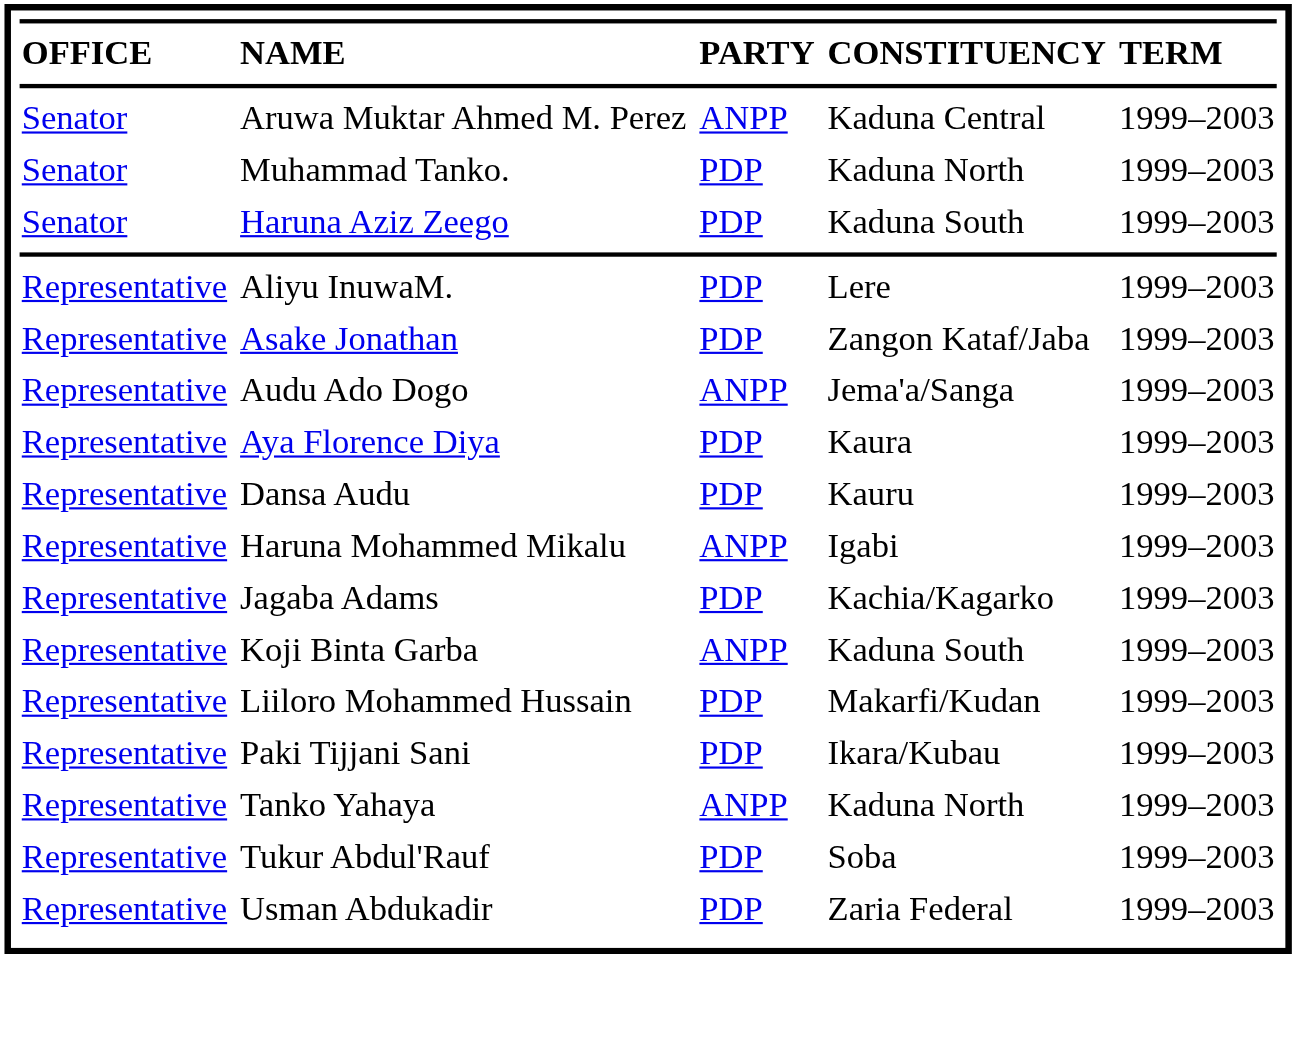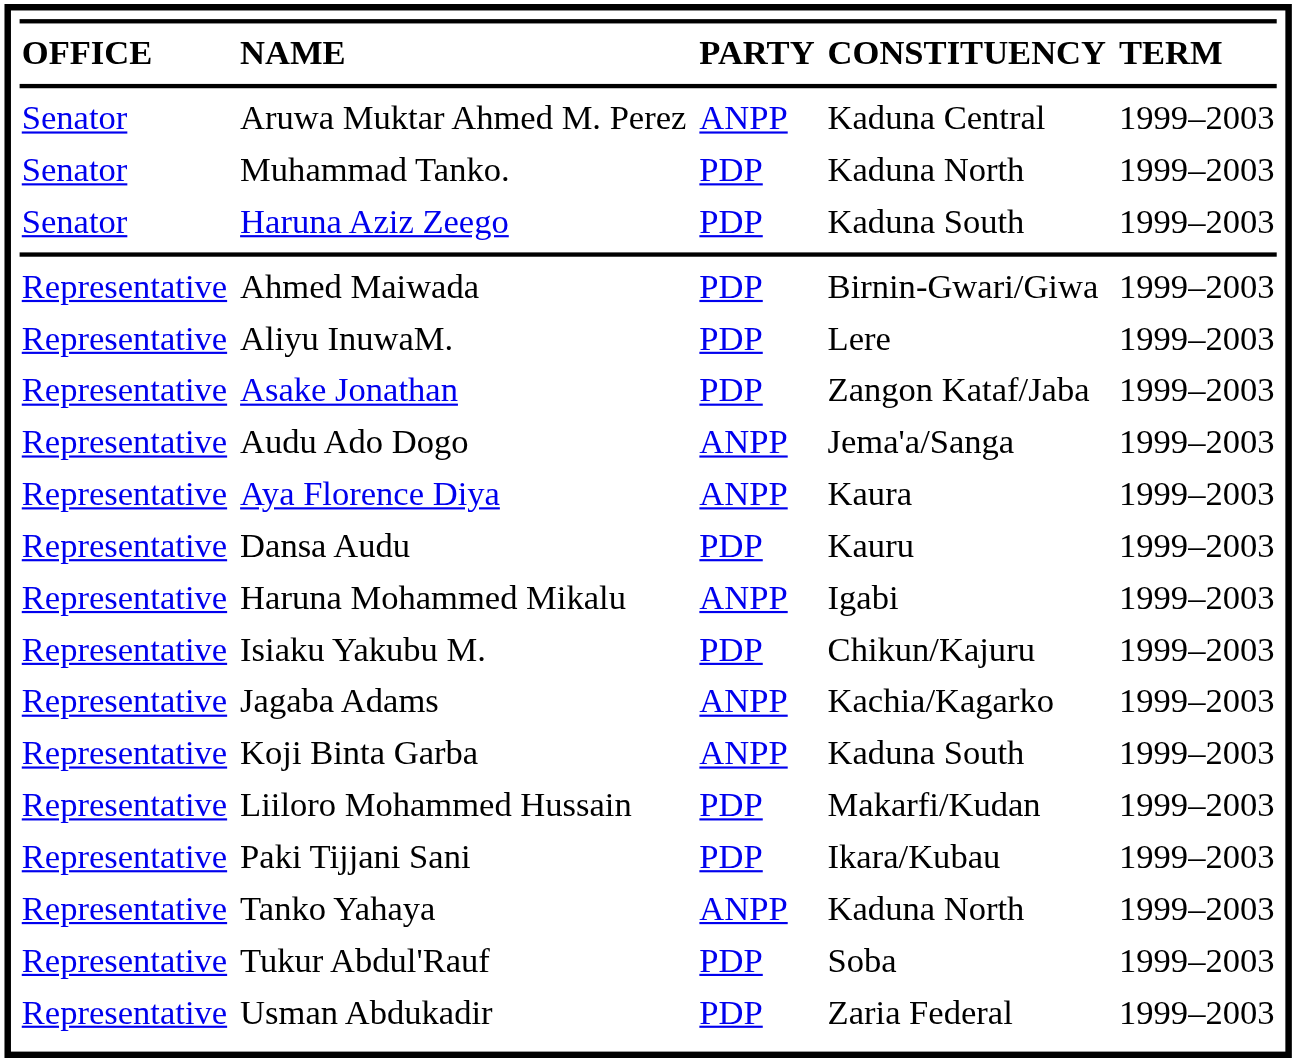+ row: (360, 286)
(731, 441) PDP -> (744, 493) ANPP
+ row: (363, 649)
(731, 597) PDP -> (744, 701) ANPP
